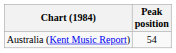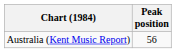(152, 39) 54 -> (152, 39) 56
